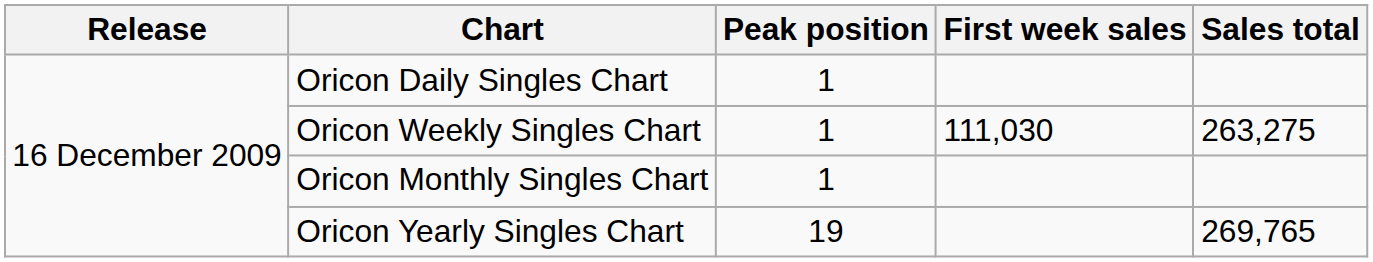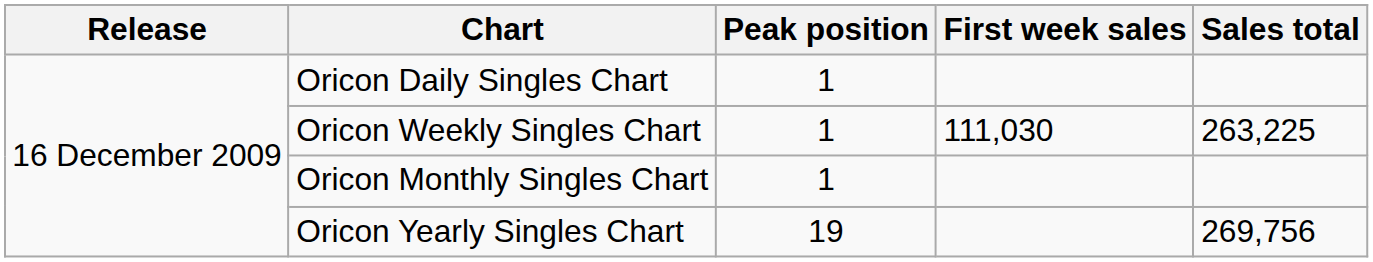(1258, 130) 263,275 -> (1258, 130) 263,225
(1258, 230) 269,765 -> (1258, 230) 269,756
